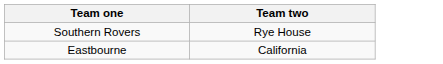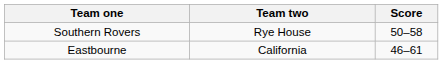+ column: (406, 13)
